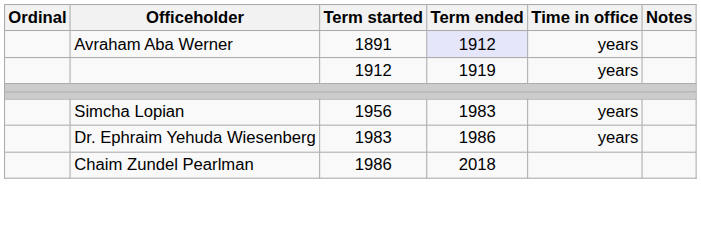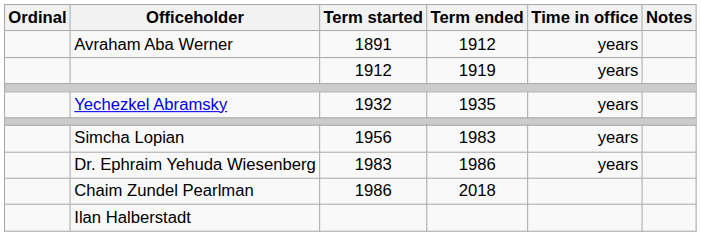(477, 44) lavender background -> (477, 44) no background
+ row: (151, 104)
+ row: (133, 217)
